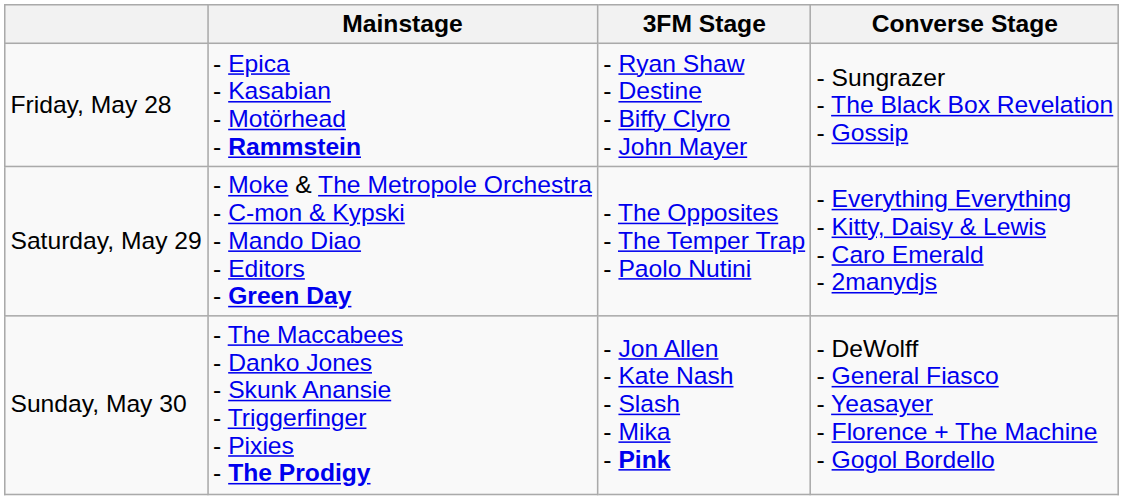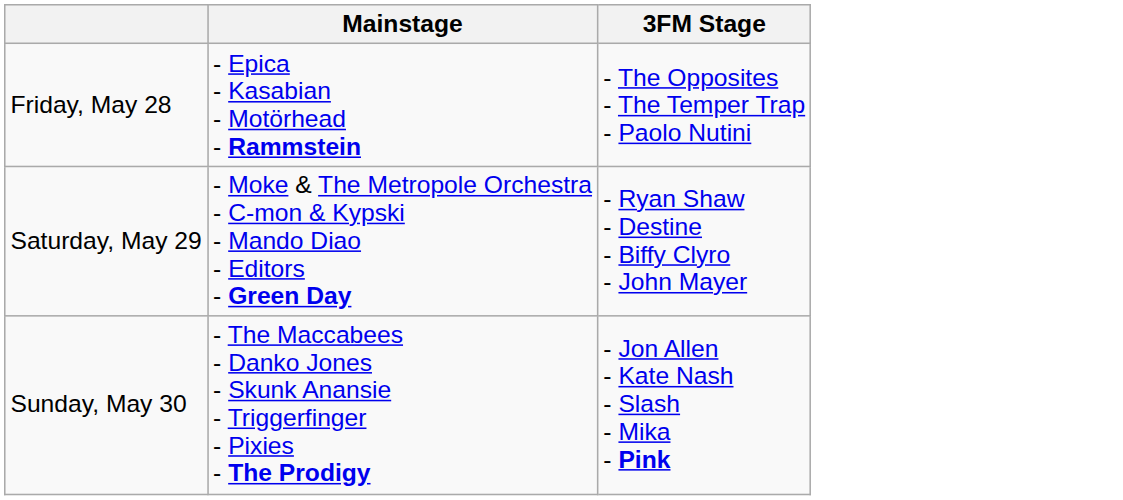- column: (965, 24)
(675, 104) - Ryan Shaw - Destine - Biffy Clyro - John Mayer -> (704, 104) - The Opposites - The Temper Trap - Paolo Nutini
(704, 240) - The Opposites - The Temper Trap - Paolo Nutini -> (675, 240) - Ryan Shaw - Destine - Biffy Clyro - John Mayer
